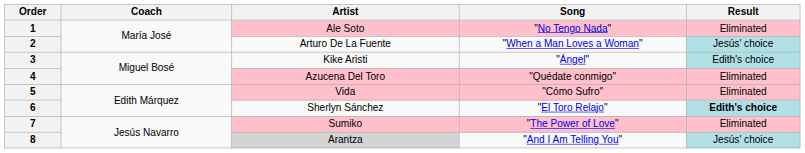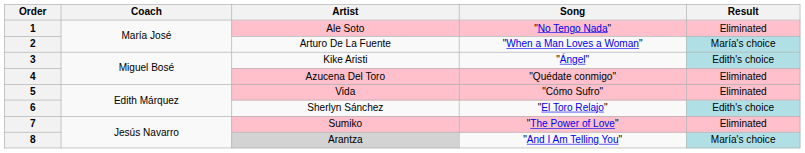(743, 44) Jesús' choice -> (743, 44) María's choice
(743, 108) bold -> (743, 108) normal
(743, 140) Jesús' choice -> (743, 140) María's choice
